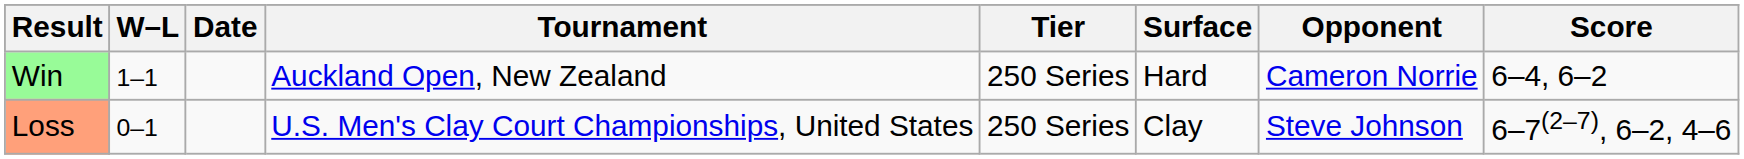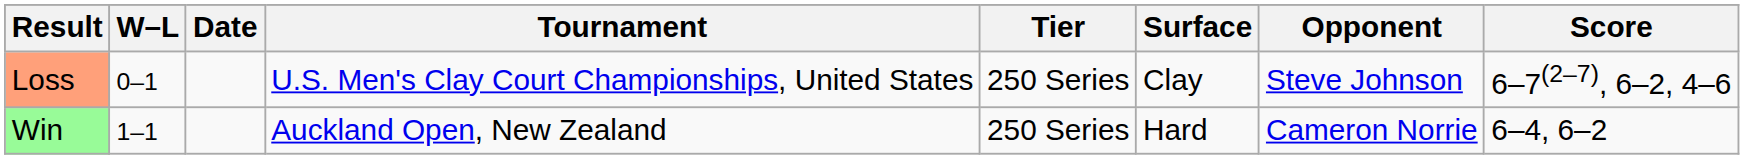rows swapped: (43, 126) <-> (37, 75)
